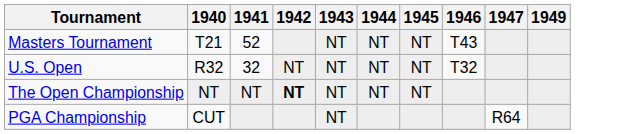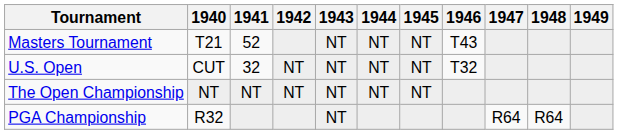+ column: (549, 17)
(209, 67) R32 -> (209, 67) CUT
(294, 92) bold -> (294, 92) normal
(209, 117) CUT -> (209, 117) R32
